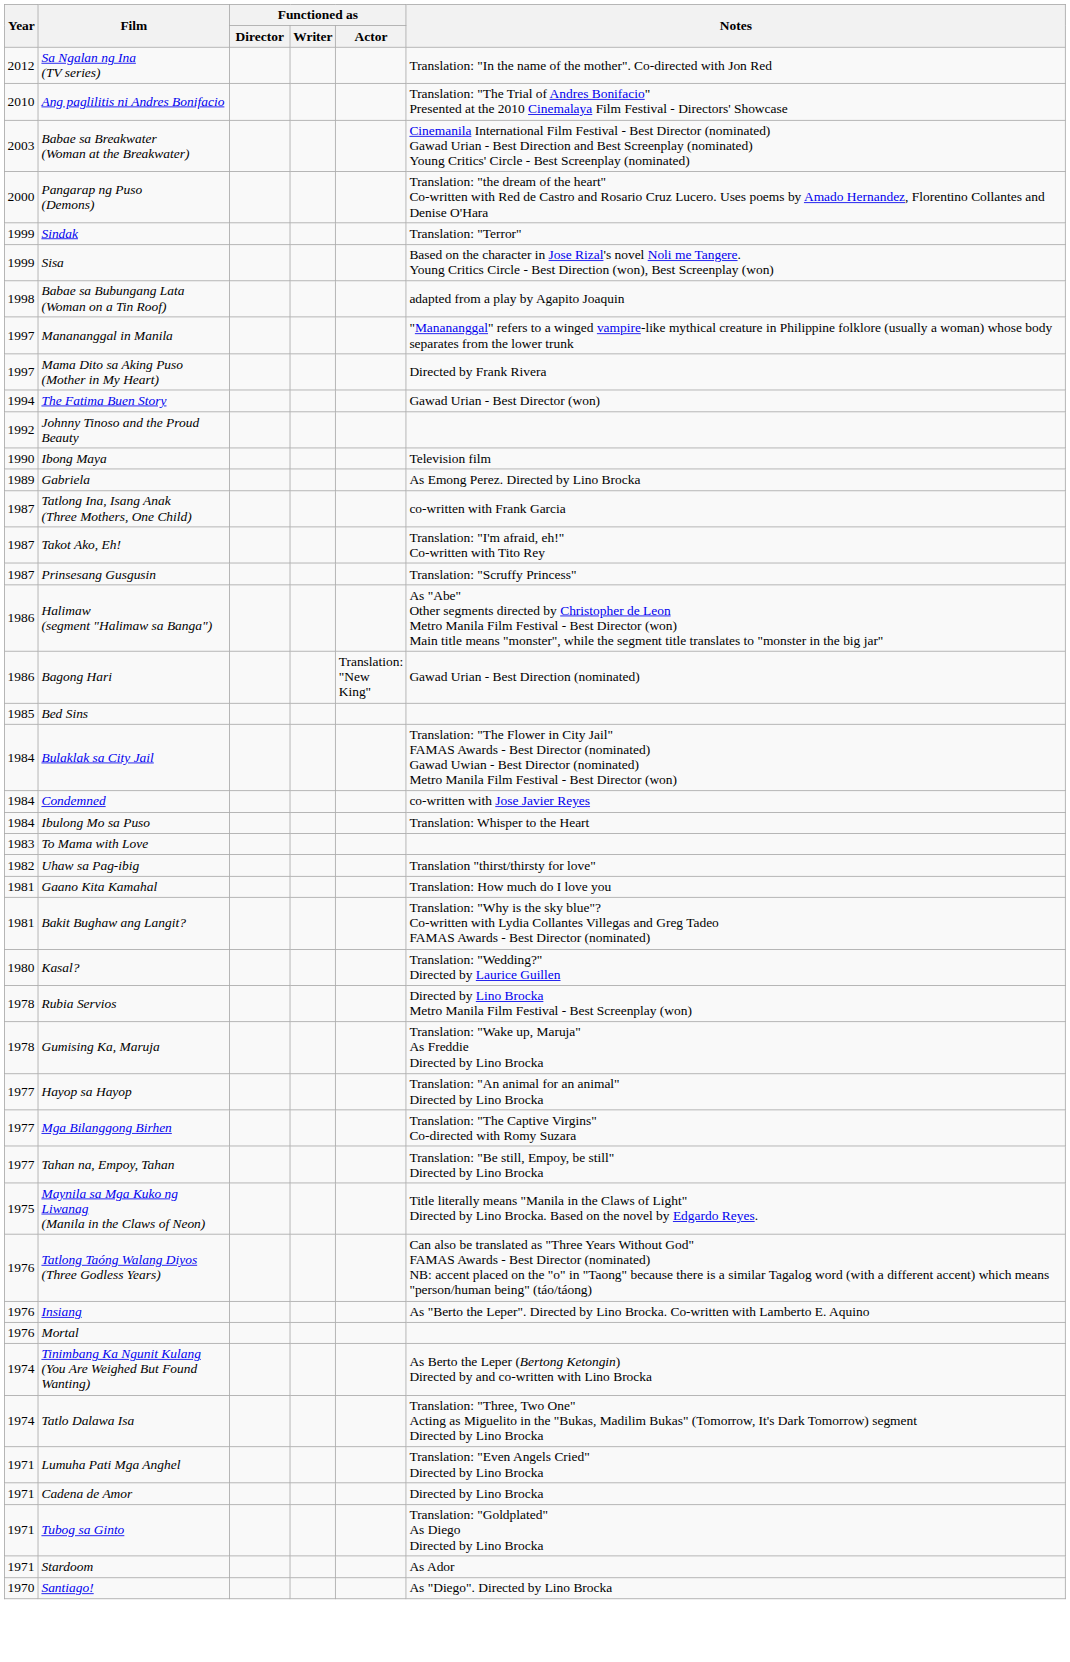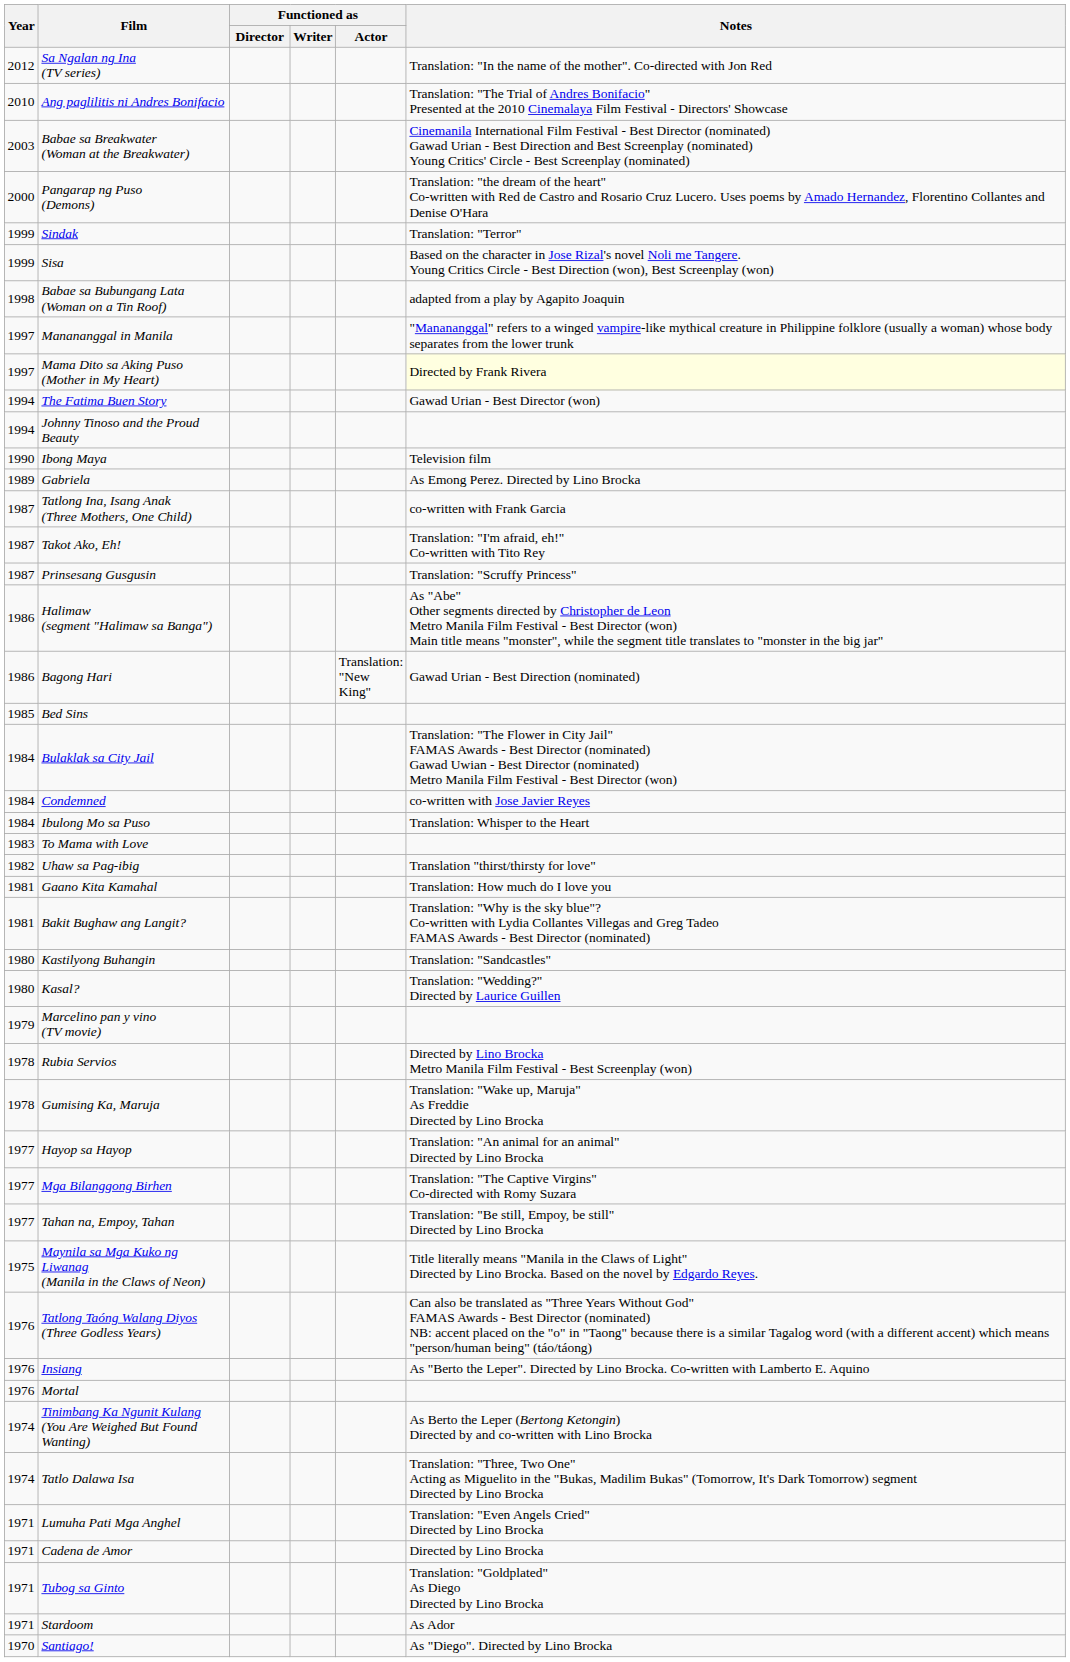(478, 371) no background -> (478, 371) lightyellow background
(21, 429) 1992 -> (21, 429) 1994
+ row: (98, 959)
+ row: (99, 1025)
